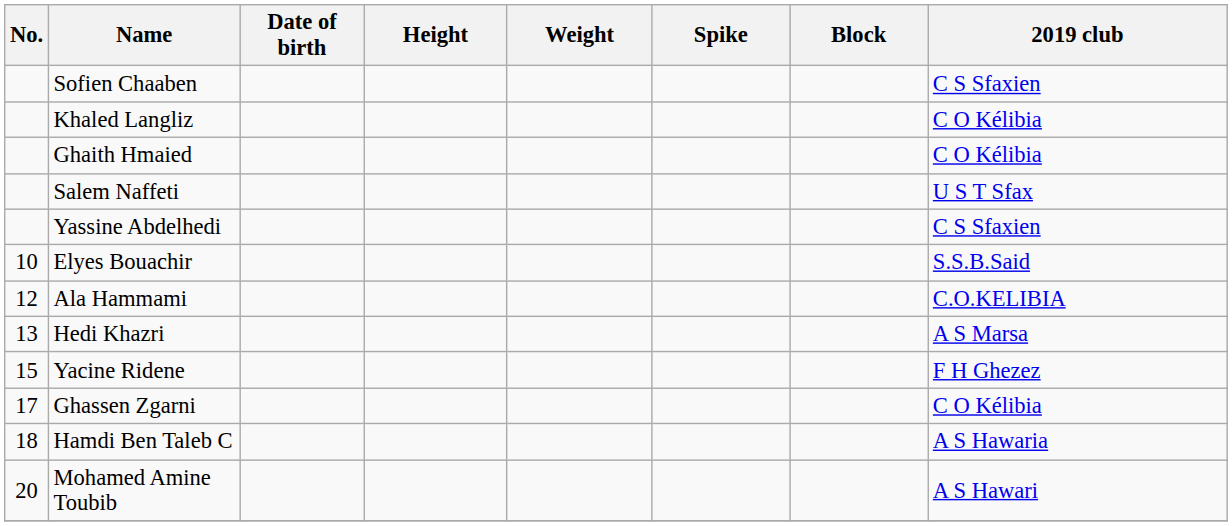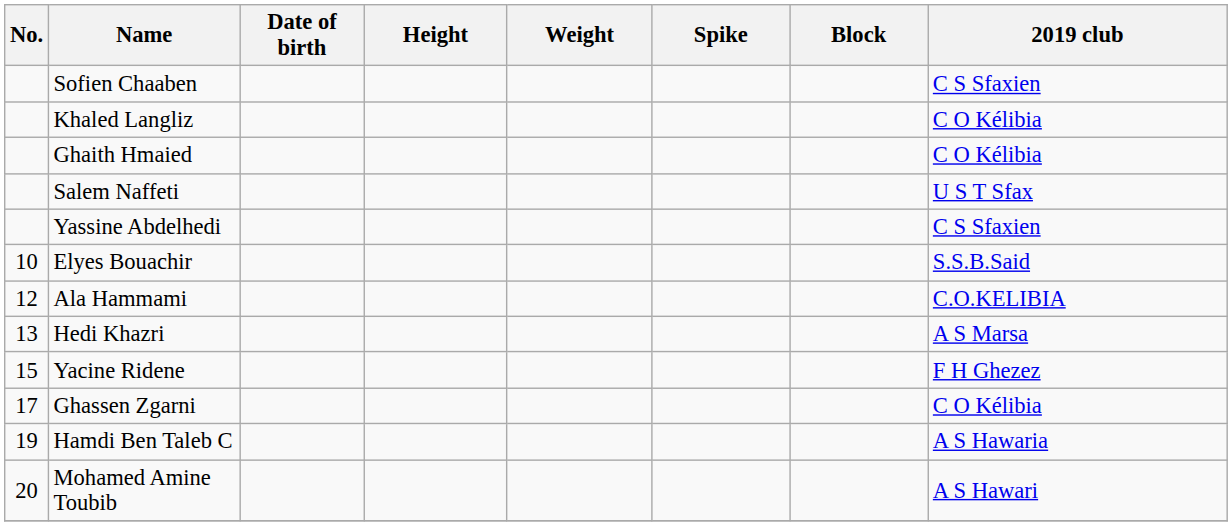(27, 441) 18 -> (27, 441) 19
